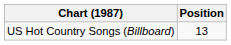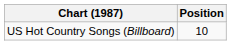(202, 31) 13 -> (202, 31) 10
